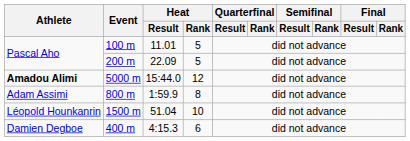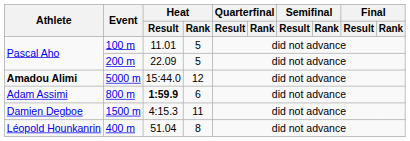(163, 95) normal -> (163, 95) bold
(198, 95) 8 -> (198, 95) 6
(54, 112) Léopold Hounkanrin -> (45, 112) Damien Degboe
(163, 112) 51.04 -> (163, 112) 4:15.3
(198, 112) 10 -> (198, 112) 11
(45, 128) Damien Degboe -> (54, 128) Léopold Hounkanrin
(163, 128) 4:15.3 -> (163, 128) 51.04
(198, 128) 6 -> (198, 128) 8
